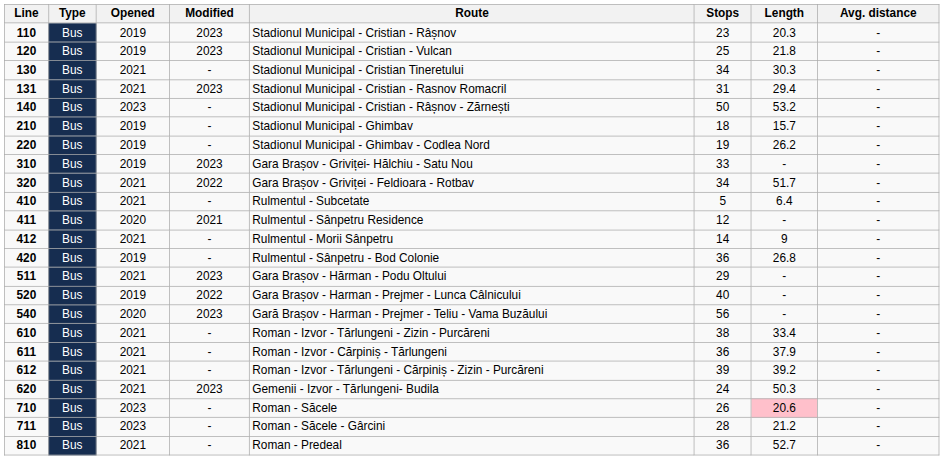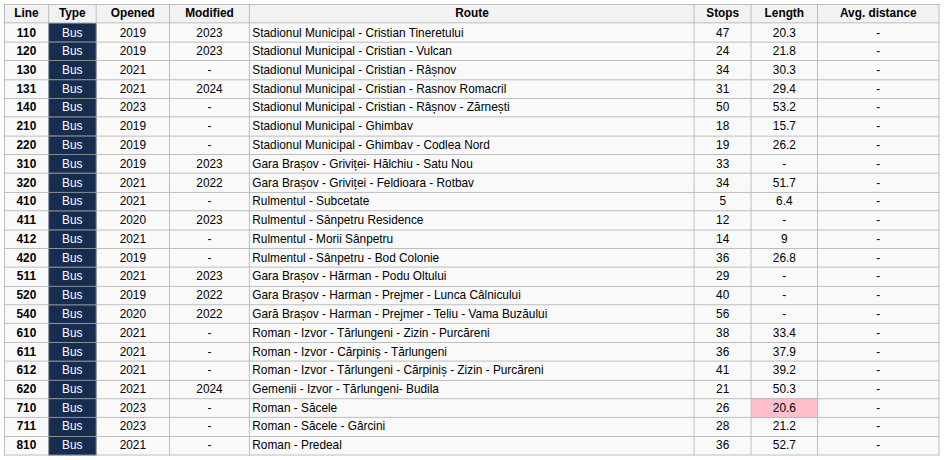(354, 32) Stadionul Municipal - Cristian - Râșnov -> (358, 32) Stadionul Municipal - Cristian Tineretului
(723, 32) 23 -> (723, 32) 47
(723, 51) 25 -> (723, 51) 24
(358, 70) Stadionul Municipal - Cristian Tineretului -> (354, 70) Stadionul Municipal - Cristian - Râșnov
(210, 88) 2023 -> (210, 88) 2024
(210, 220) 2021 -> (210, 220) 2023
(210, 314) 2023 -> (210, 314) 2022
(723, 370) 39 -> (723, 370) 41
(210, 389) 2023 -> (210, 389) 2024
(723, 389) 24 -> (723, 389) 21
